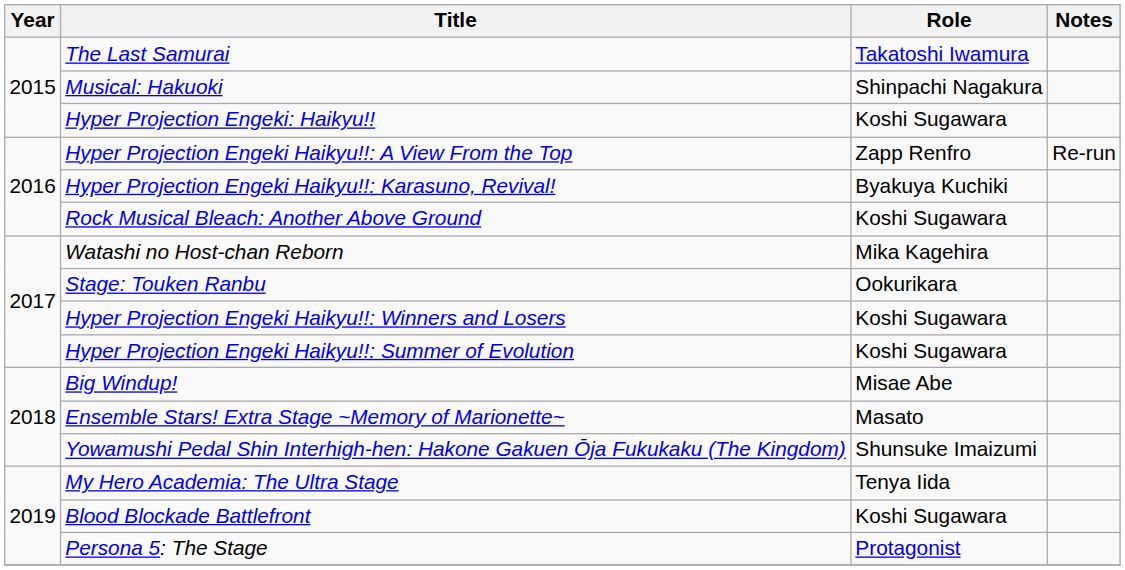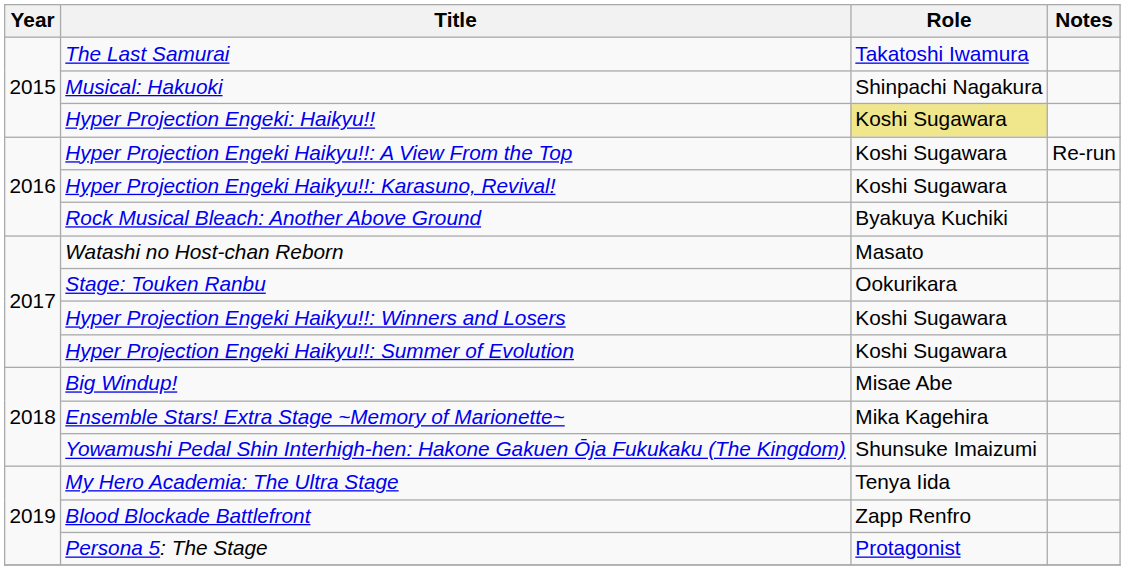(931, 119) no background -> (931, 119) khaki background
(913, 152) Zapp Renfro -> (931, 152) Koshi Sugawara
(932, 185) Byakuya Kuchiki -> (931, 185) Koshi Sugawara
(931, 218) Koshi Sugawara -> (932, 218) Byakuya Kuchiki
(922, 251) Mika Kagehira -> (889, 251) Masato
(889, 416) Masato -> (922, 416) Mika Kagehira
(931, 515) Koshi Sugawara -> (913, 515) Zapp Renfro
